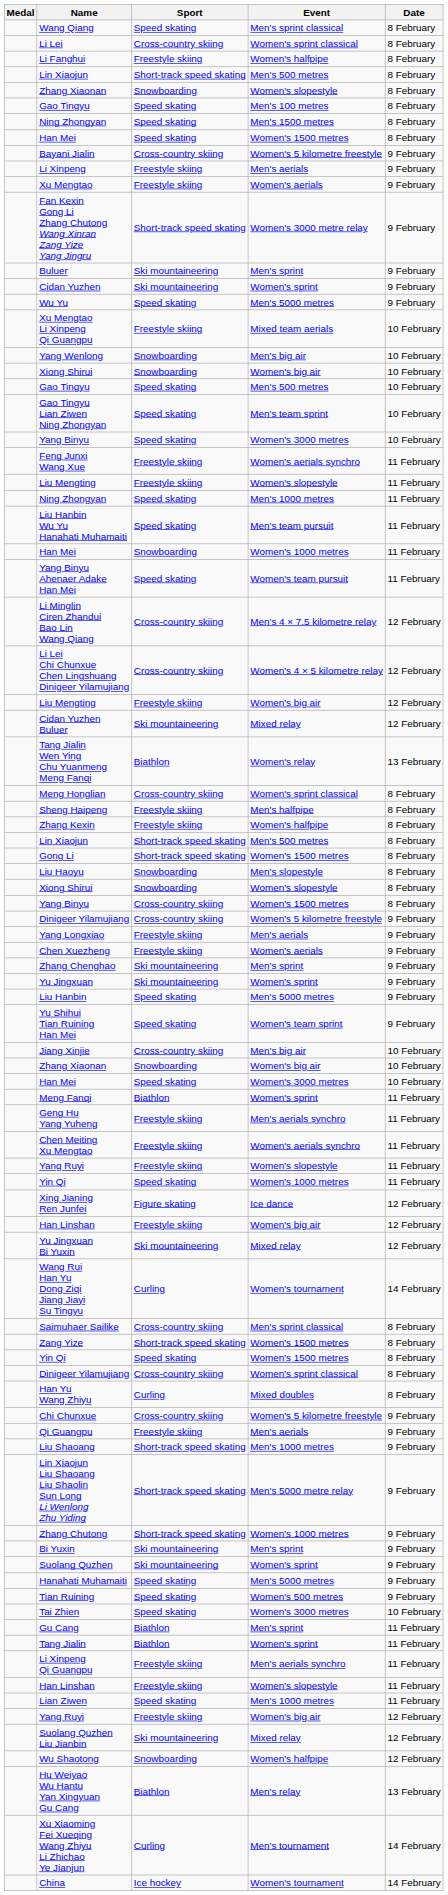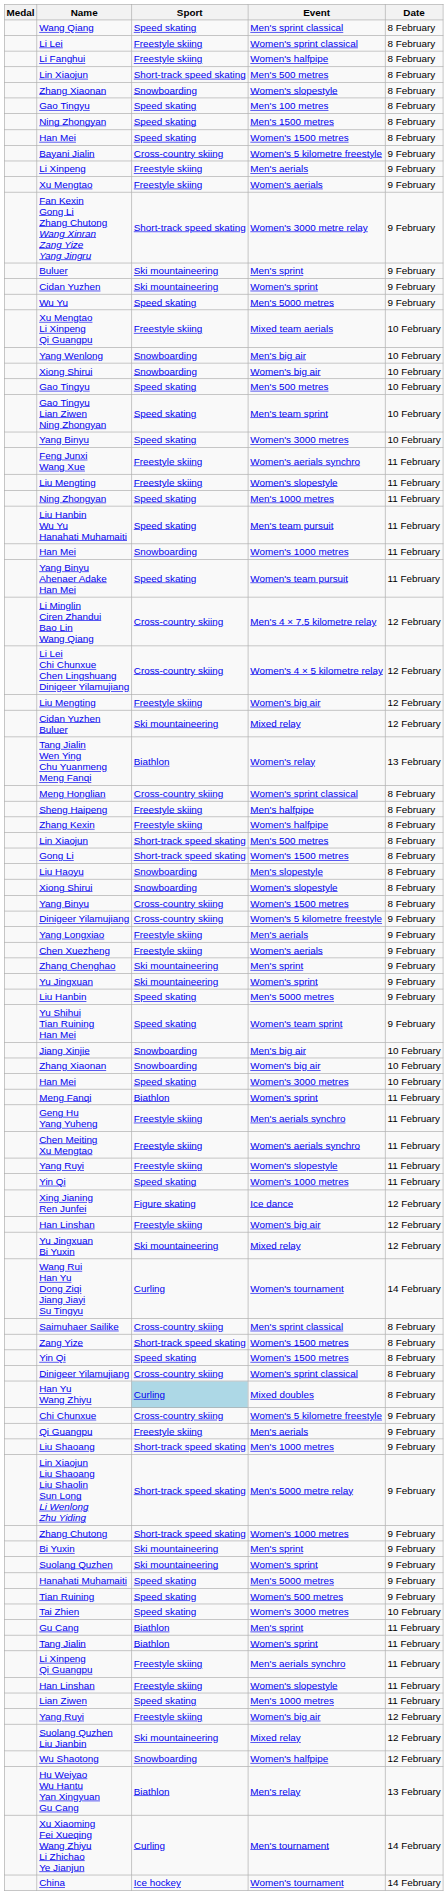(178, 44) Cross-country skiing -> (168, 44) Freestyle skiing
(178, 1050) Cross-country skiing -> (165, 1050) Snowboarding
(149, 1395) no background -> (149, 1395) lightblue background
